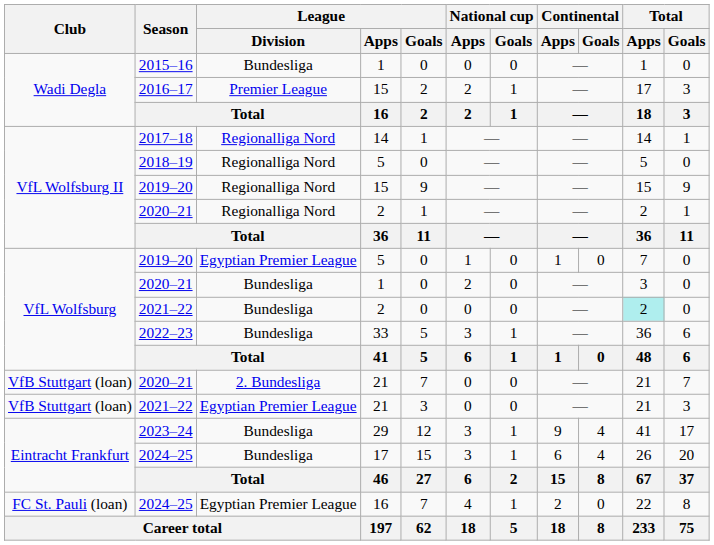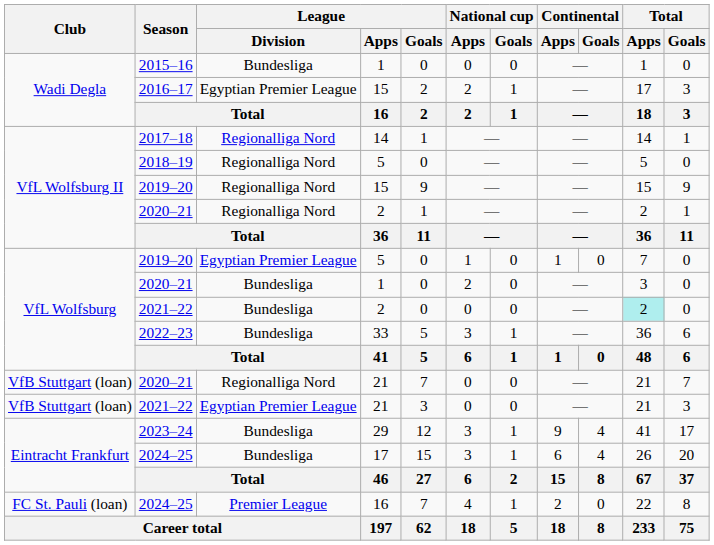(278, 89) Premier League -> (278, 89) Egyptian Premier League
(278, 382) 2. Bundesliga -> (278, 382) Regionalliga Nord
(278, 503) Egyptian Premier League -> (278, 503) Premier League
